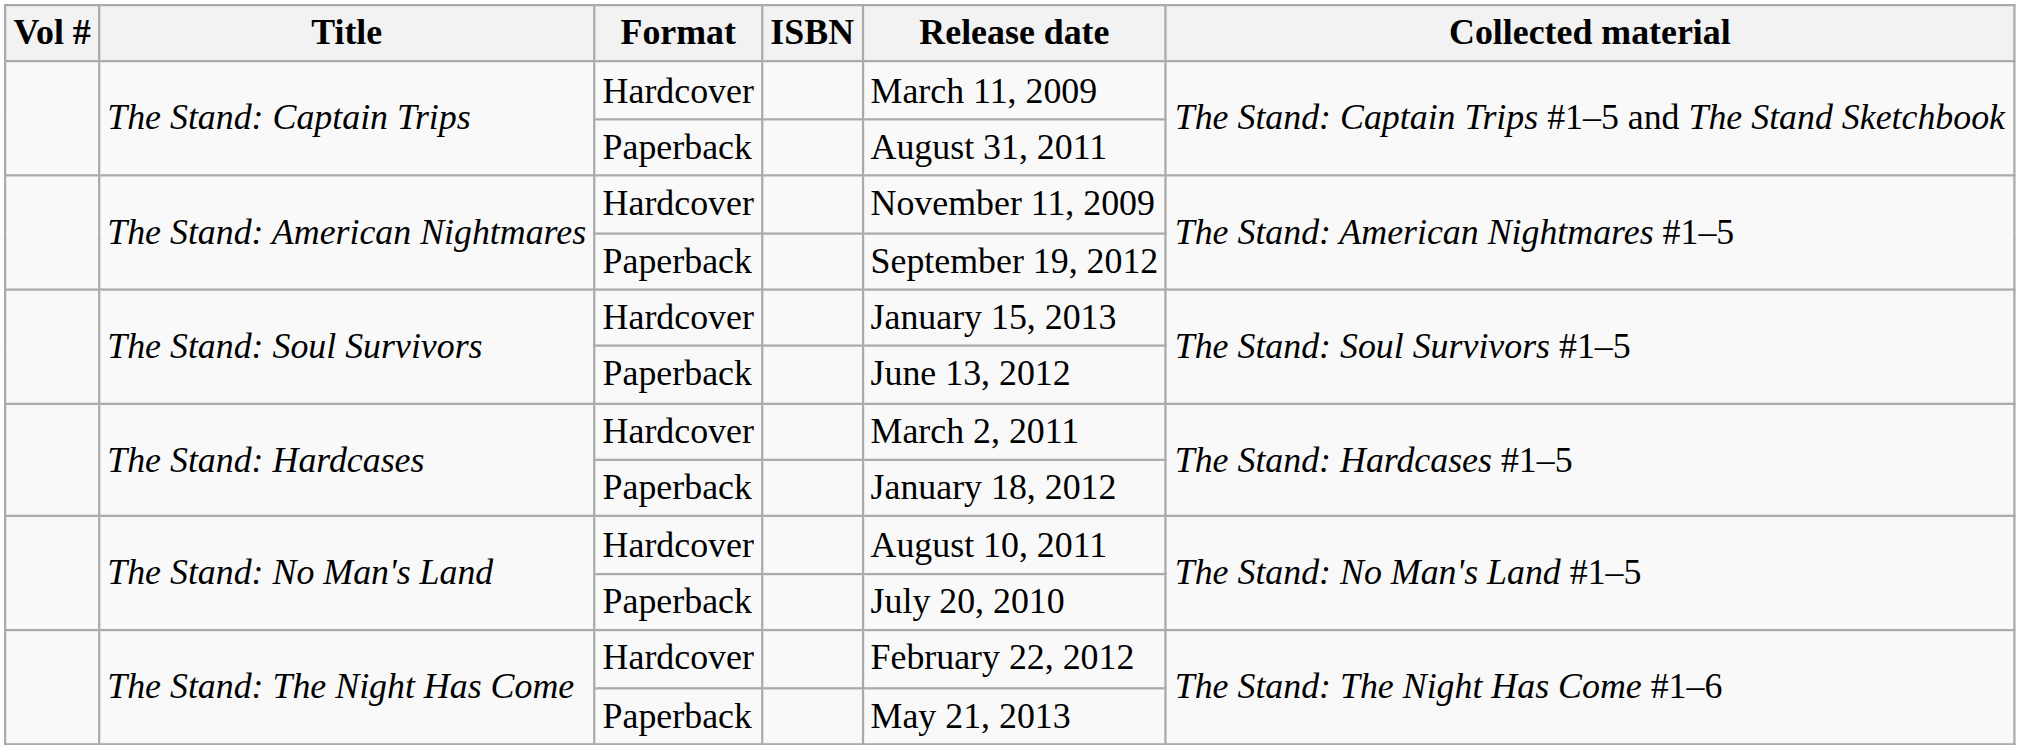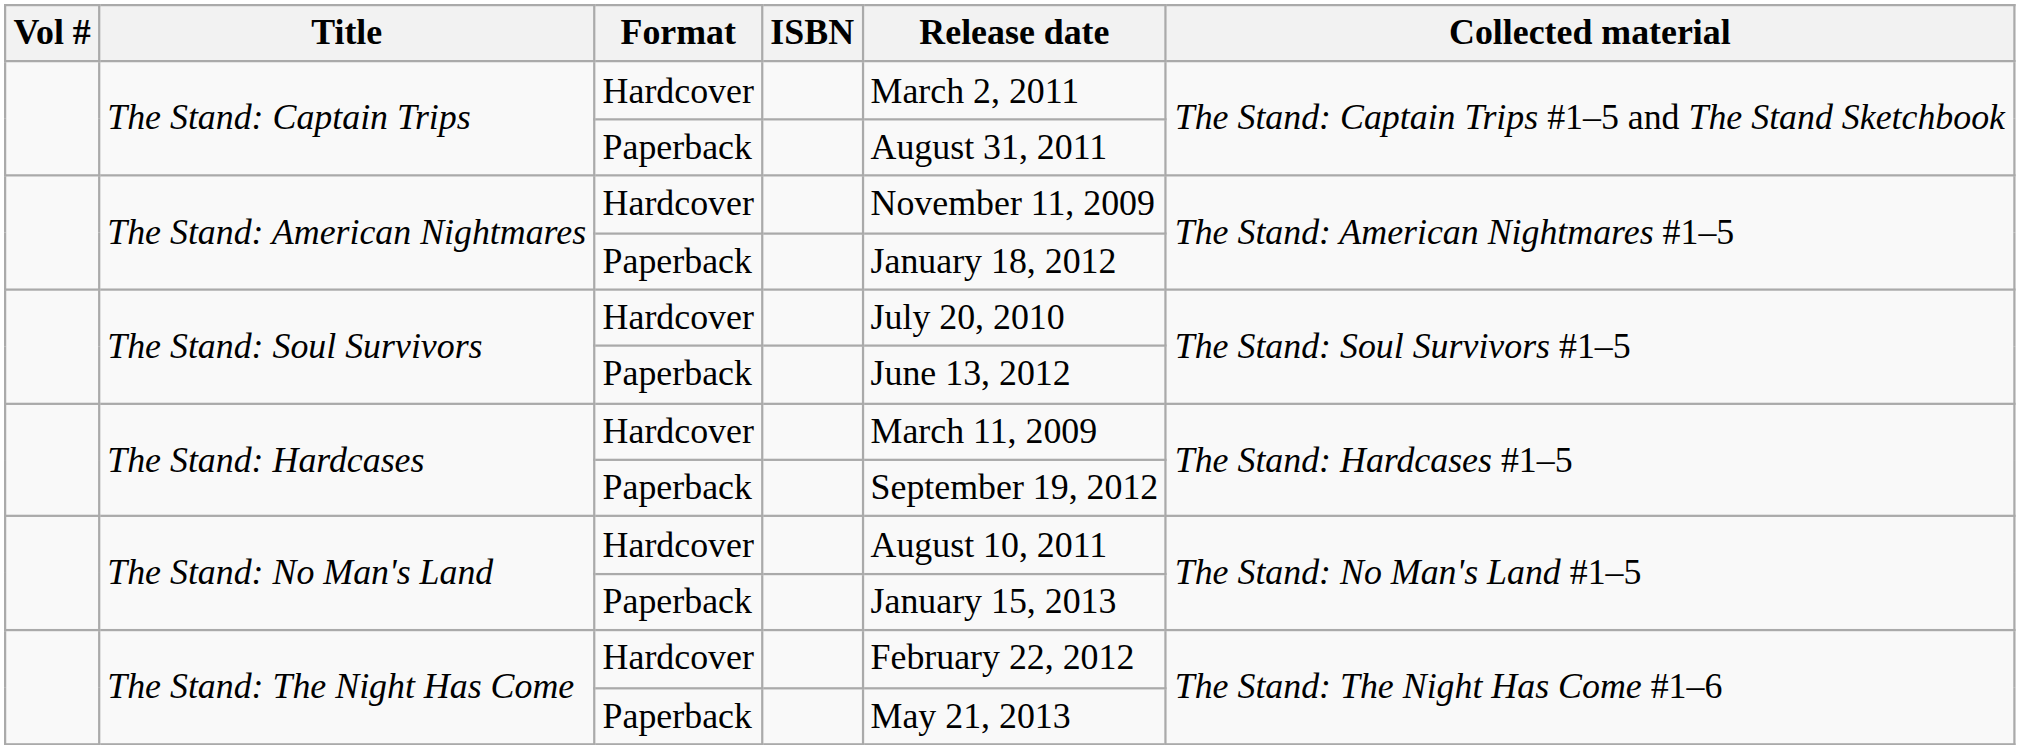(984, 89) March 11, 2009 -> (975, 89) March 2, 2011
(1014, 260) September 19, 2012 -> (994, 260) January 18, 2012
(994, 317) January 15, 2013 -> (968, 317) July 20, 2010
(975, 430) March 2, 2011 -> (984, 430) March 11, 2009
(994, 487) January 18, 2012 -> (1014, 487) September 19, 2012
(968, 601) July 20, 2010 -> (994, 601) January 15, 2013
